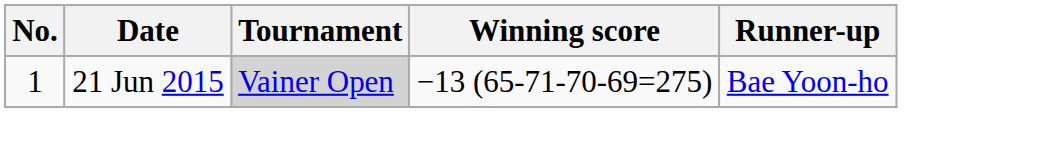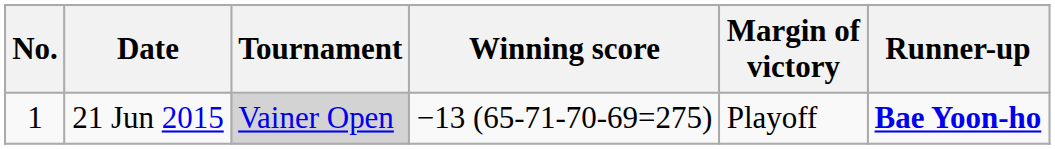+ column: (793, 48)
(808, 81) normal -> (958, 118) bold
